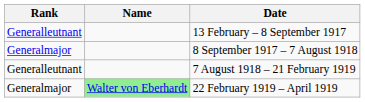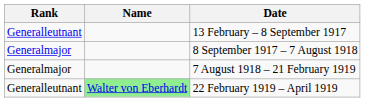(44, 69) Generalleutnant -> (39, 69) Generalmajor
(39, 87) Generalmajor -> (44, 87) Generalleutnant
